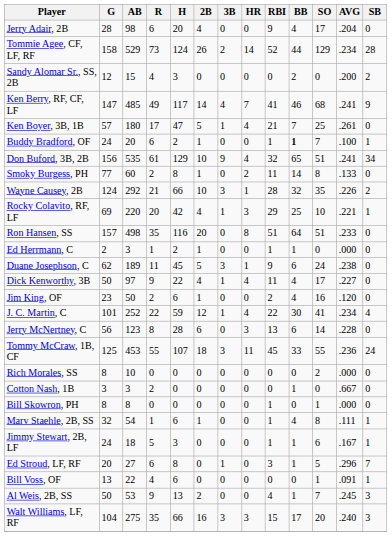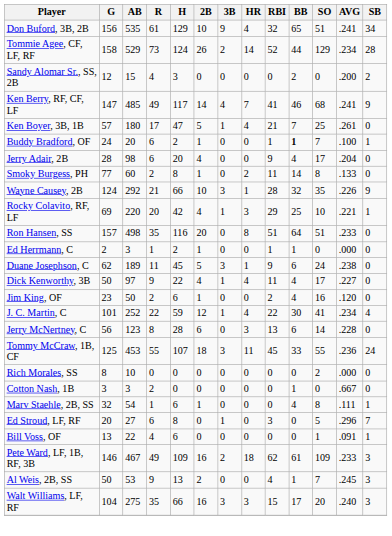rows swapped: (37, 28) <-> (48, 158)
(368, 190) 2 -> (368, 190) 9
- row: (43, 404)
(270, 420) 1 -> (270, 404) 0
- row: (47, 442)
(294, 464) 1 -> (294, 420) 0
+ row: (45, 458)
